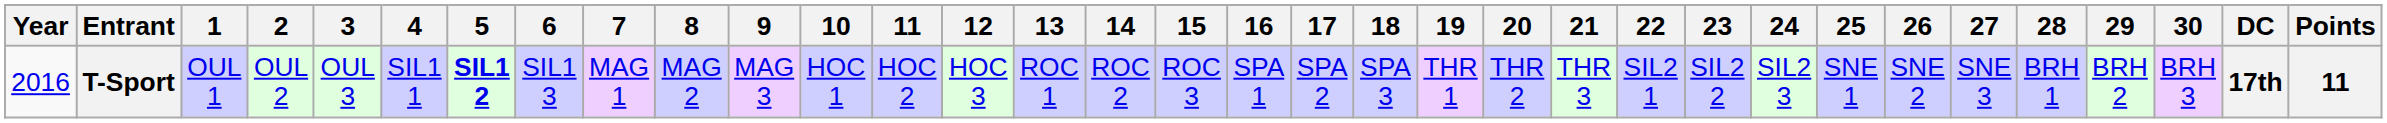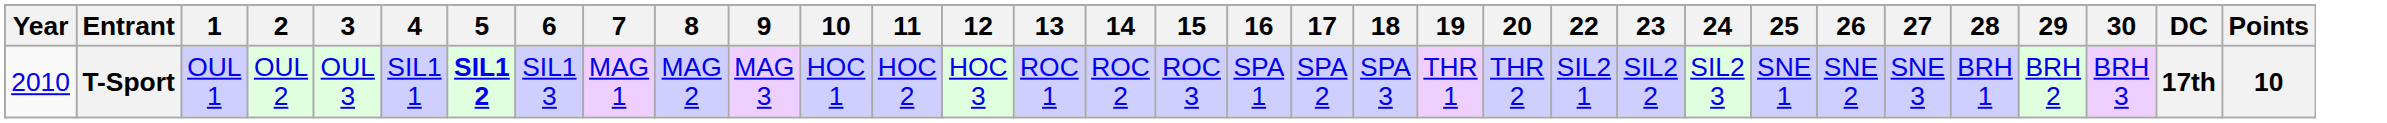- column: (1584, 25)
(41, 81) 2016 -> (41, 81) 2010
(2335, 81) 11 -> (2269, 81) 10
